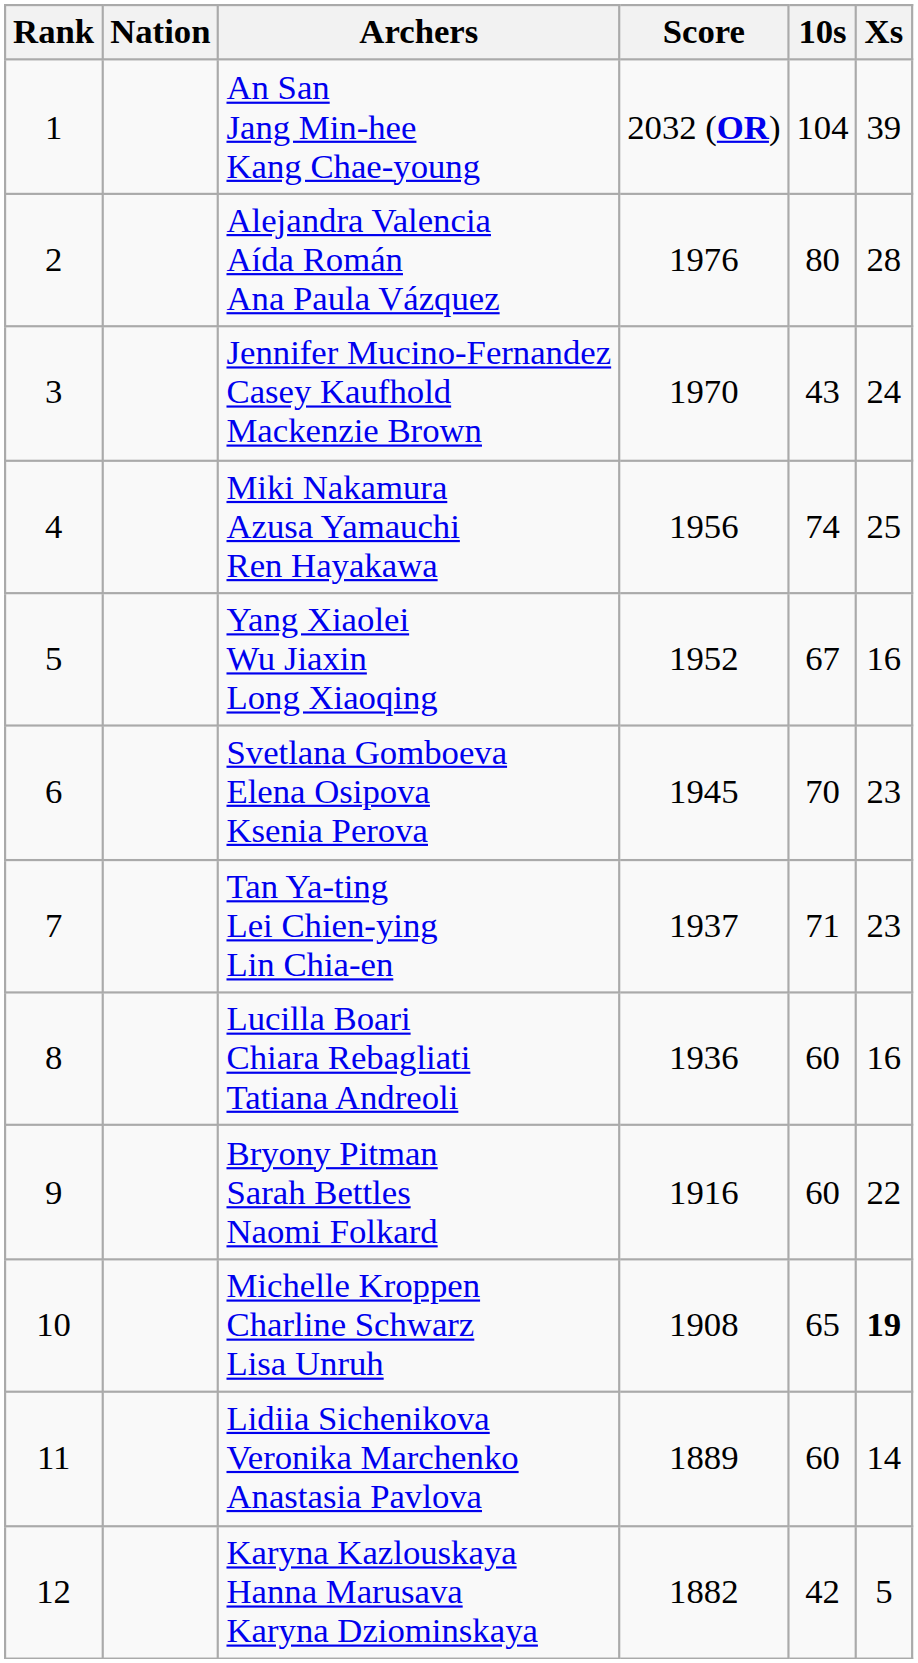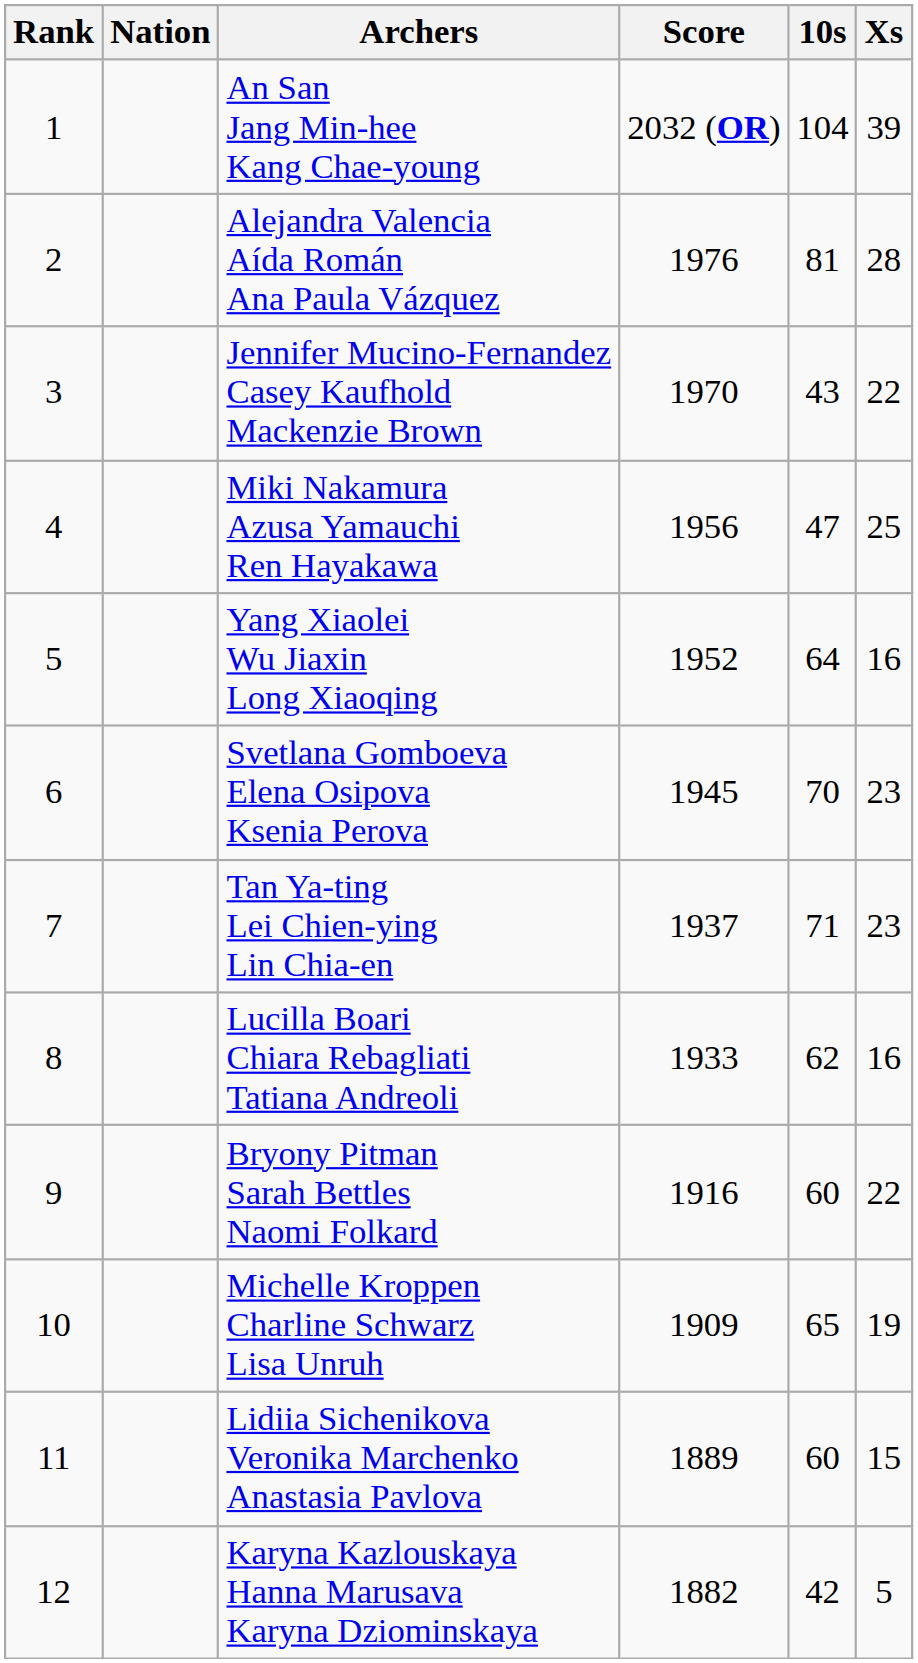(823, 259) 80 -> (823, 259) 81
(884, 392) 24 -> (884, 392) 22
(823, 525) 74 -> (823, 525) 47
(823, 658) 67 -> (823, 658) 64
(704, 1058) 1936 -> (704, 1058) 1933
(823, 1058) 60 -> (823, 1058) 62
(704, 1324) 1908 -> (704, 1324) 1909
(884, 1324) bold -> (884, 1324) normal
(884, 1457) 14 -> (884, 1457) 15
